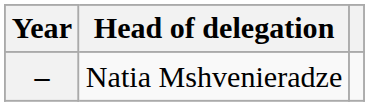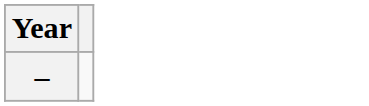- column: (214, 28)
